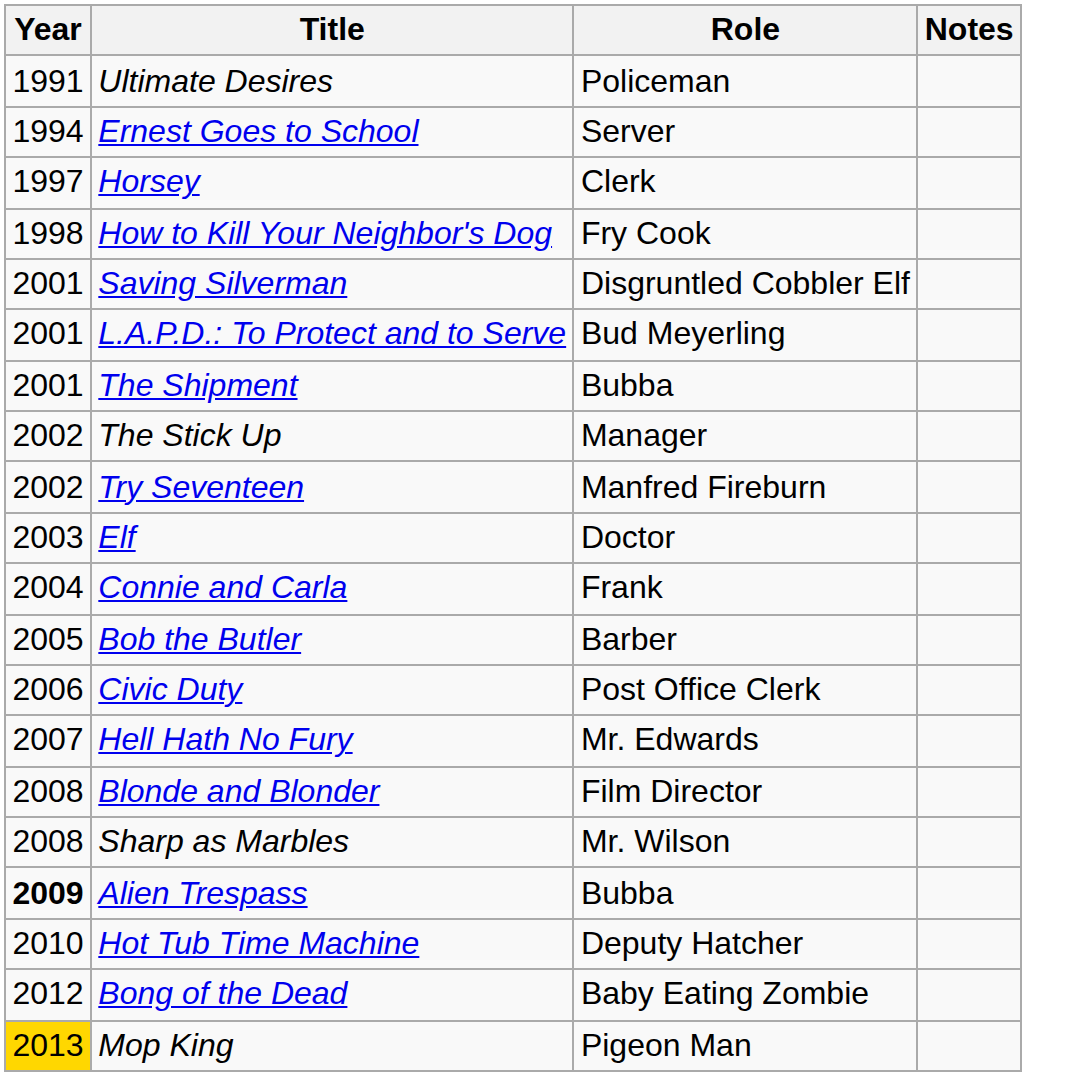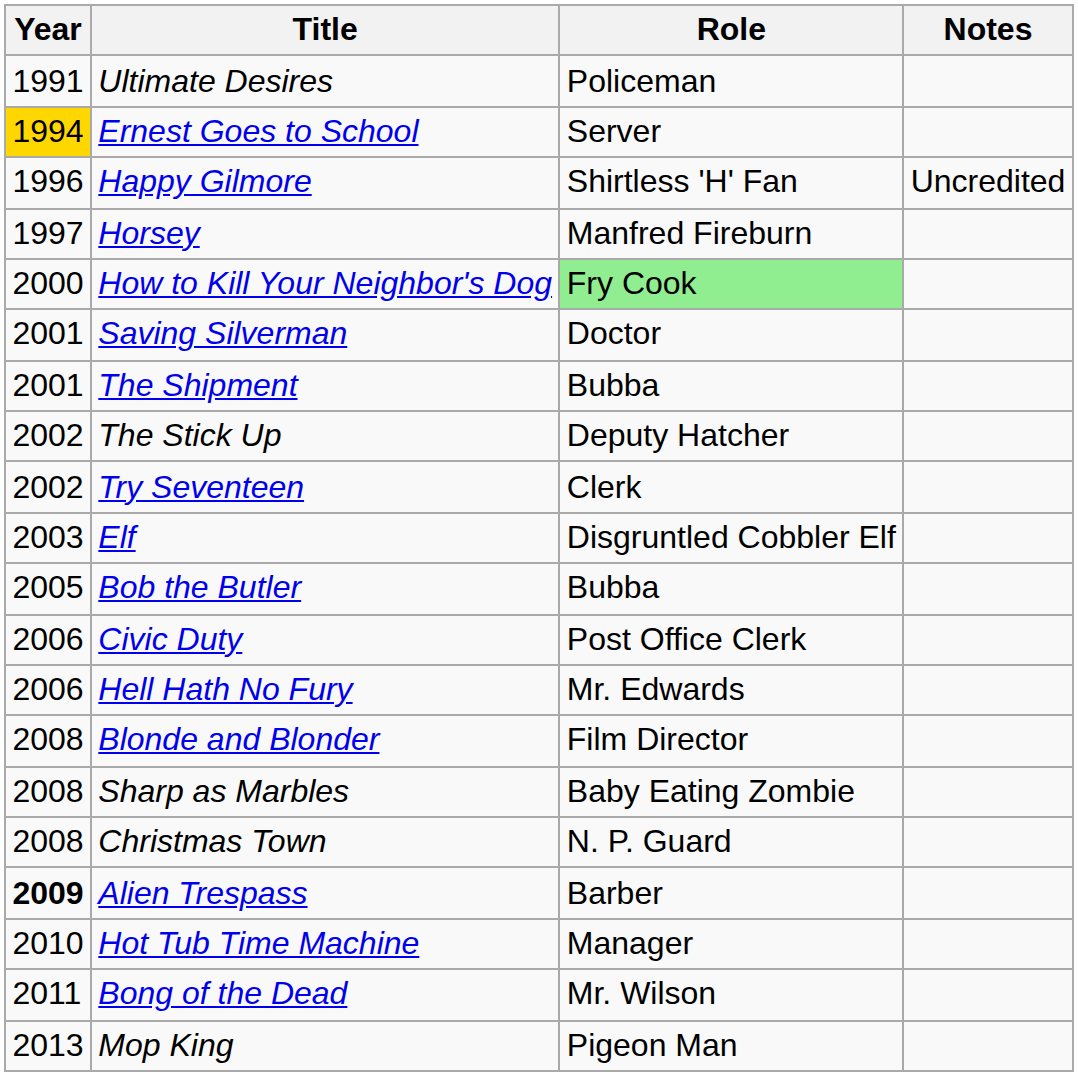(48, 131) no background -> (48, 131) gold background
+ row: (205, 182)
(618, 182) Clerk -> (690, 232) Manfred Fireburn
(48, 232) 1998 -> (48, 283) 2000
(646, 232) no background -> (632, 283) lightgreen background
(745, 283) Disgruntled Cobbler Elf -> (614, 334) Doctor
- row: (332, 334)
(644, 435) Manager -> (678, 435) Deputy Hatcher
(704, 486) Manfred Fireburn -> (604, 486) Clerk
(628, 537) Doctor -> (731, 537) Disgruntled Cobbler Elf
- row: (223, 588)
(629, 638) Barber -> (613, 588) Bubba
(48, 740) 2007 -> (48, 689) 2006
(656, 841) Mr. Wilson -> (711, 791) Baby Eating Zombie
+ row: (212, 841)
(627, 892) Bubba -> (615, 892) Barber
(692, 943) Deputy Hatcher -> (630, 943) Manager
(48, 994) 2012 -> (47, 994) 2011
(725, 994) Baby Eating Zombie -> (641, 994) Mr. Wilson
(48, 1044) gold background -> (48, 1044) no background
